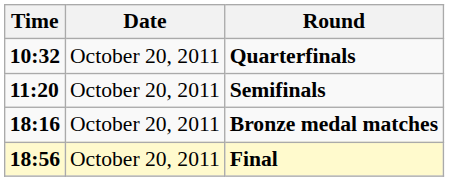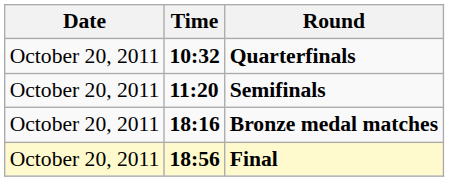columns swapped: (145, 21) <-> (35, 21)
